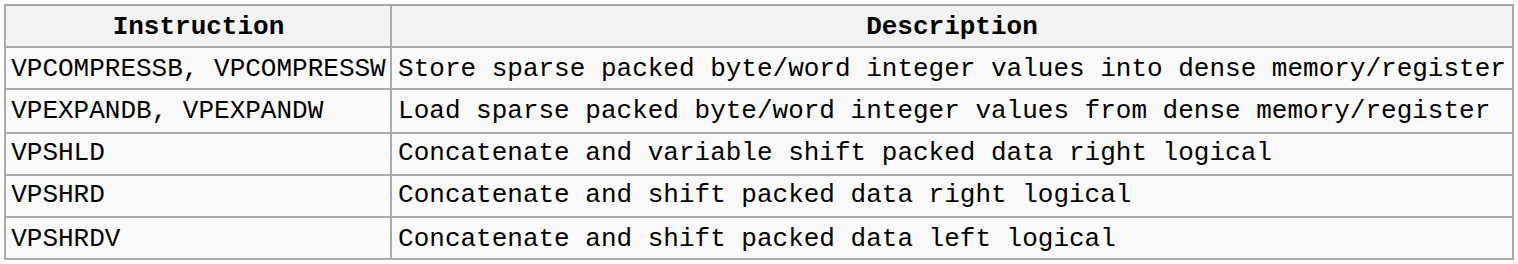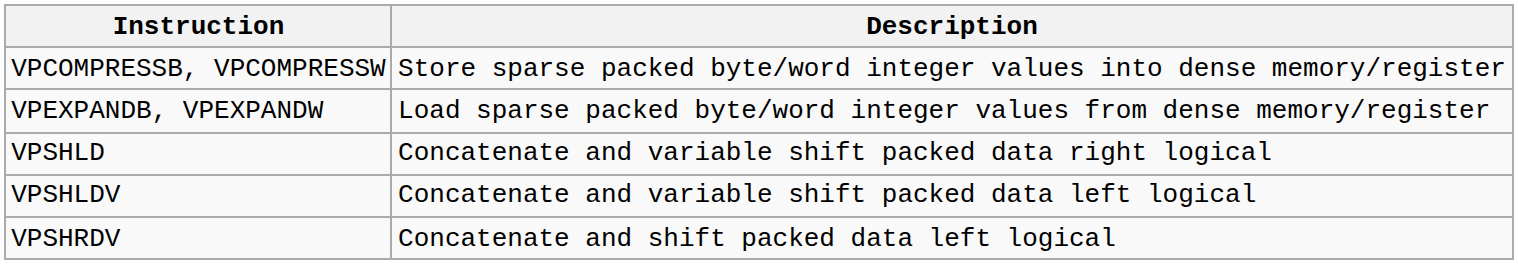+ row: (66, 196)
- row: (58, 196)
